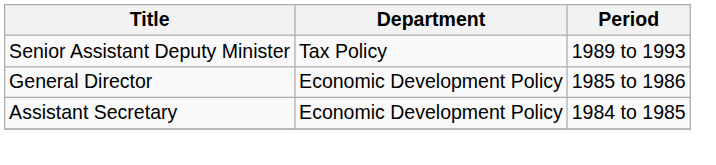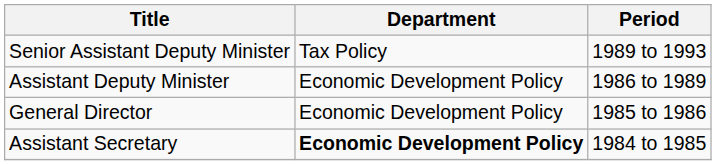+ row: (119, 81)
(431, 112) normal -> (441, 143) bold
